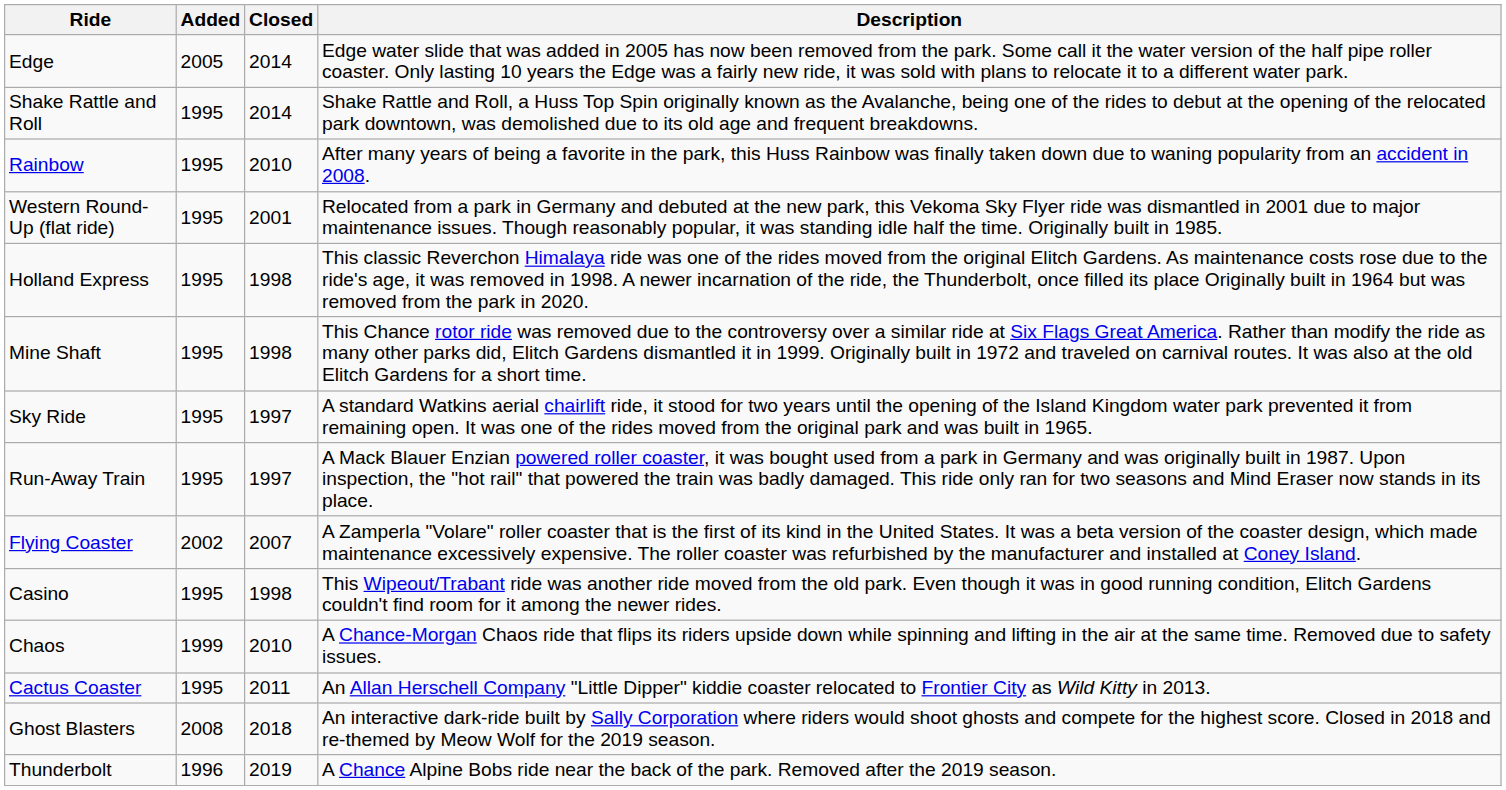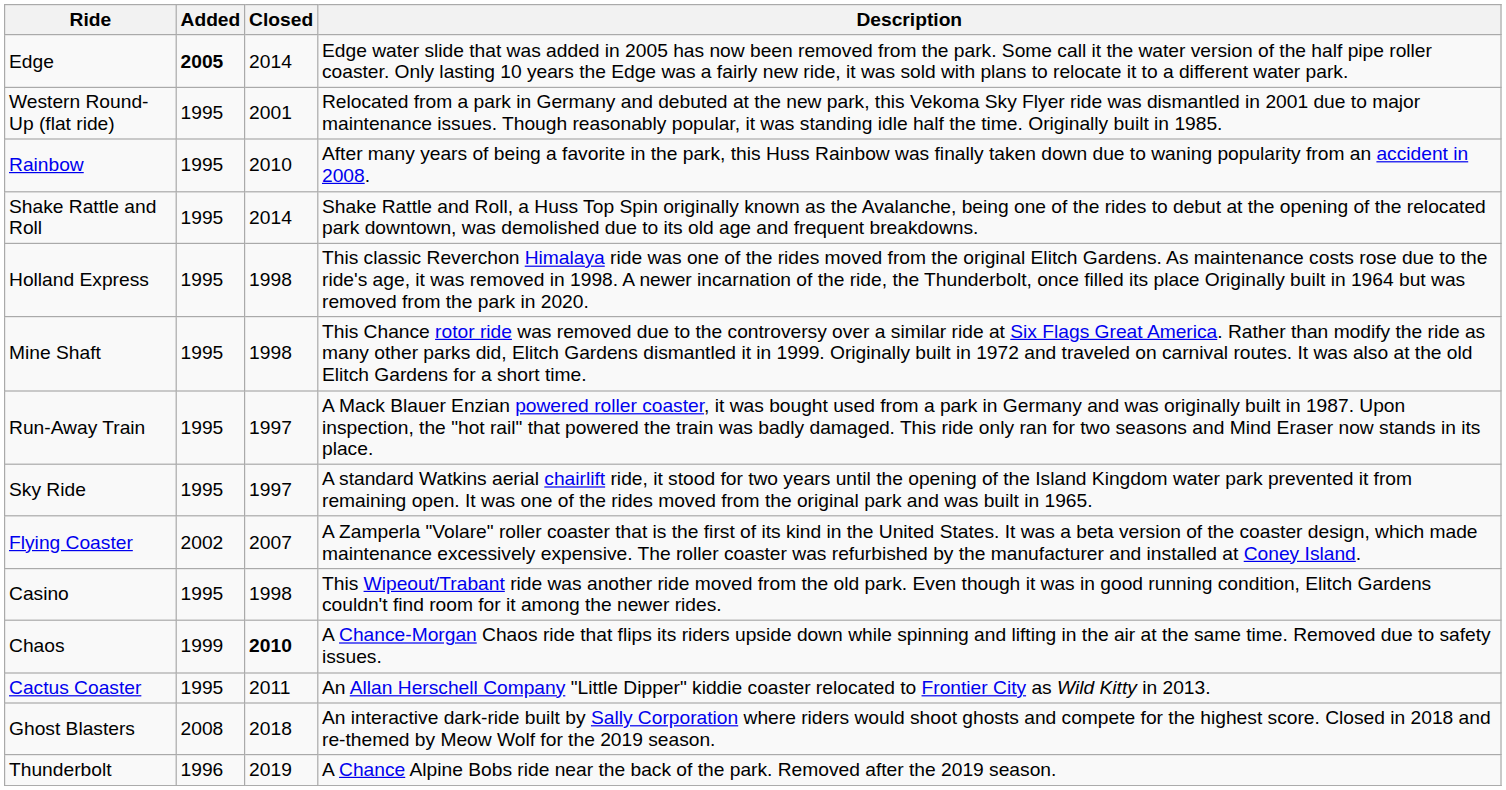(202, 60) normal -> (202, 60) bold
rows swapped: (83, 113) <-> (79, 217)
rows swapped: (47, 416) <-> (77, 479)
(270, 646) normal -> (270, 646) bold
